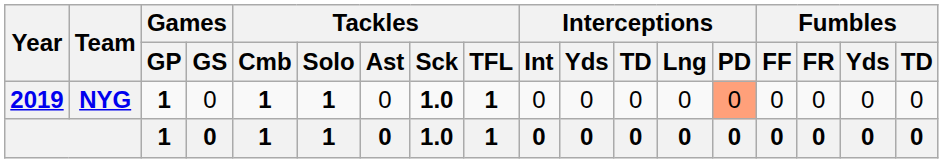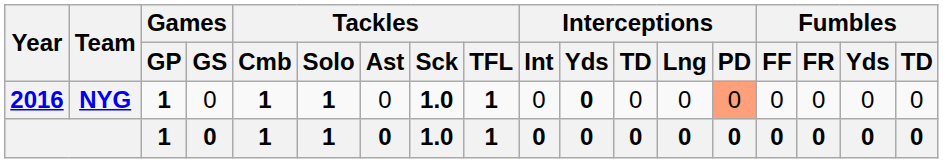(37, 99) 2019 -> (37, 99) 2016
(587, 99) normal -> (587, 99) bold
